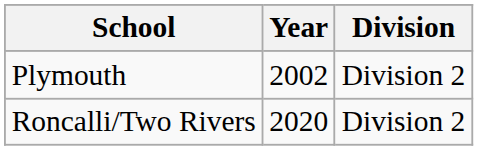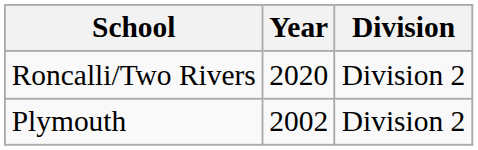rows swapped: (69, 74) <-> (134, 121)
